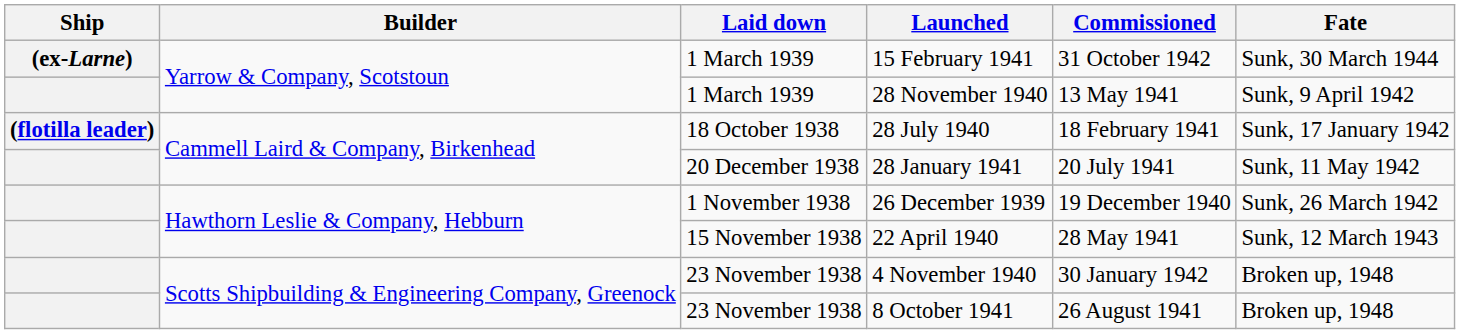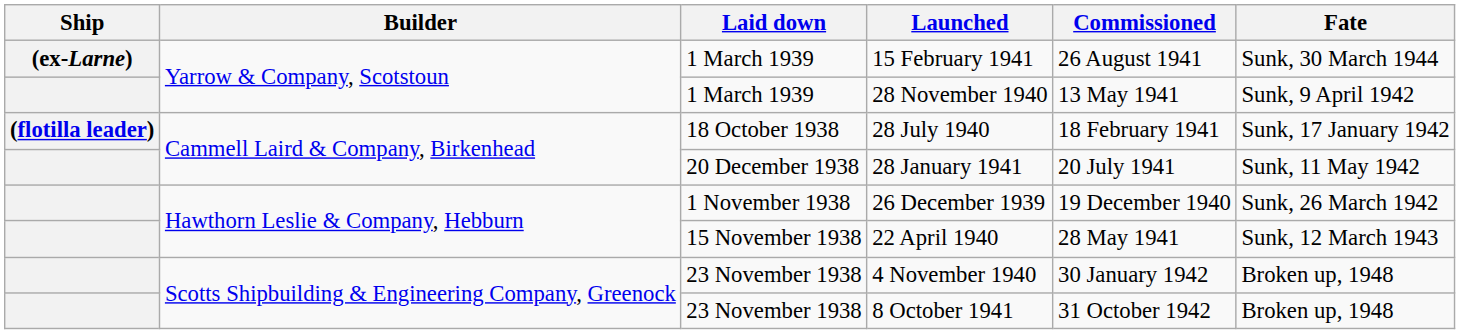(1134, 58) 31 October 1942 -> (1130, 58) 26 August 1941
(1130, 310) 26 August 1941 -> (1134, 310) 31 October 1942
